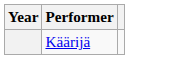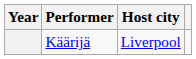+ column: (151, 17)
